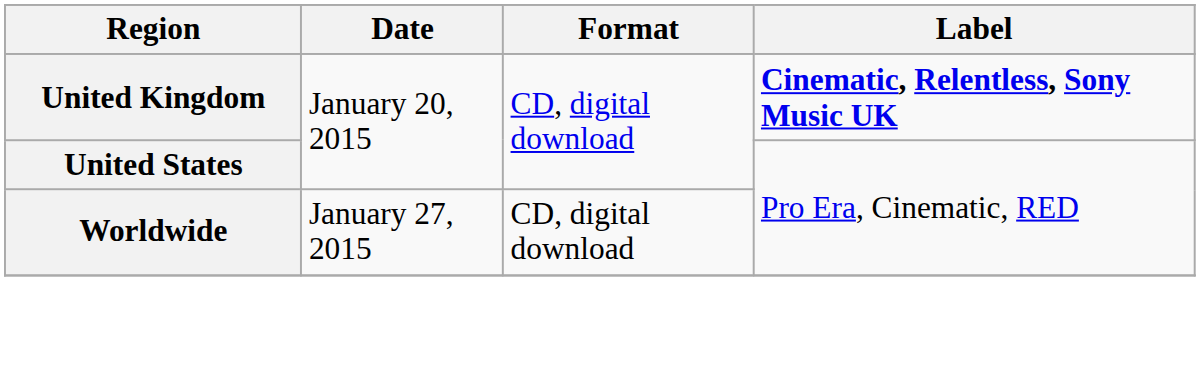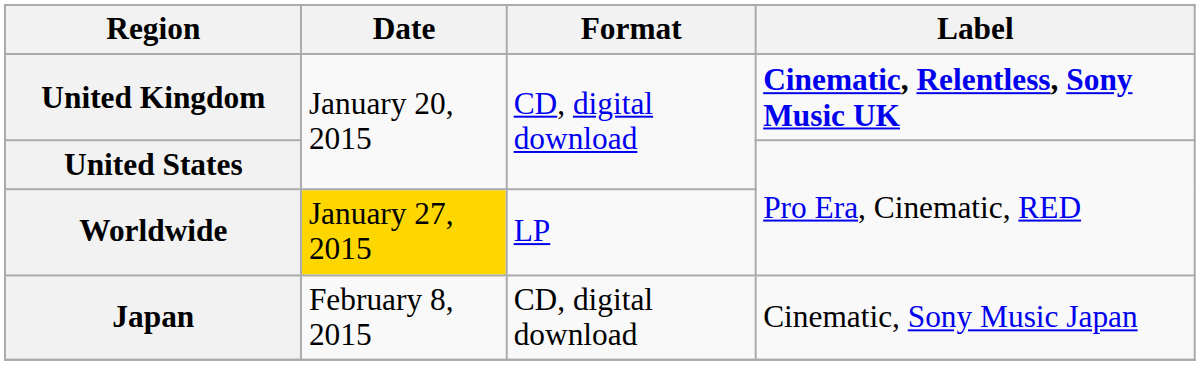(381, 231) no background -> (381, 231) gold background
(580, 231) CD, digital download -> (532, 231) LP
+ row: (153, 316)
